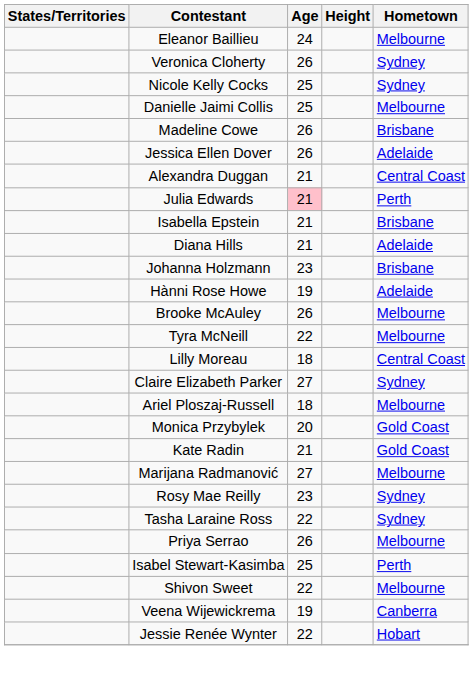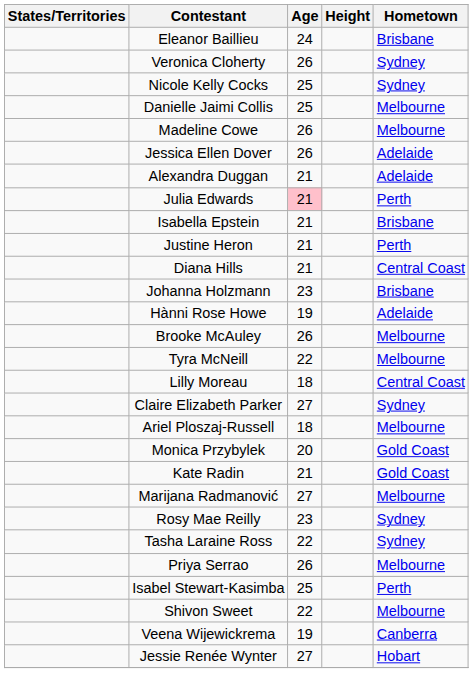(411, 39) Melbourne -> (405, 39) Brisbane
(405, 130) Brisbane -> (411, 130) Melbourne
(421, 176) Central Coast -> (405, 176) Adelaide
+ row: (208, 245)
(405, 245) Adelaide -> (421, 268) Central Coast
(305, 633) 22 -> (305, 656) 27
